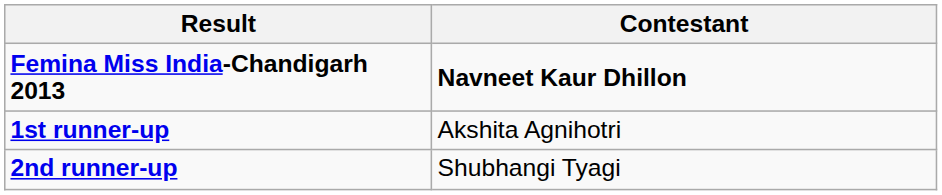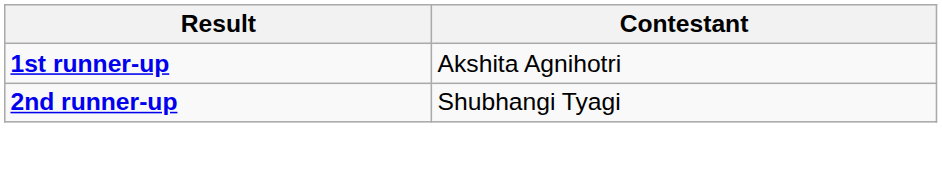- row: (189, 76)
